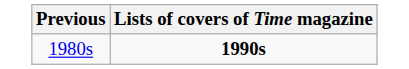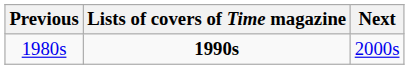+ column: (377, 19)
